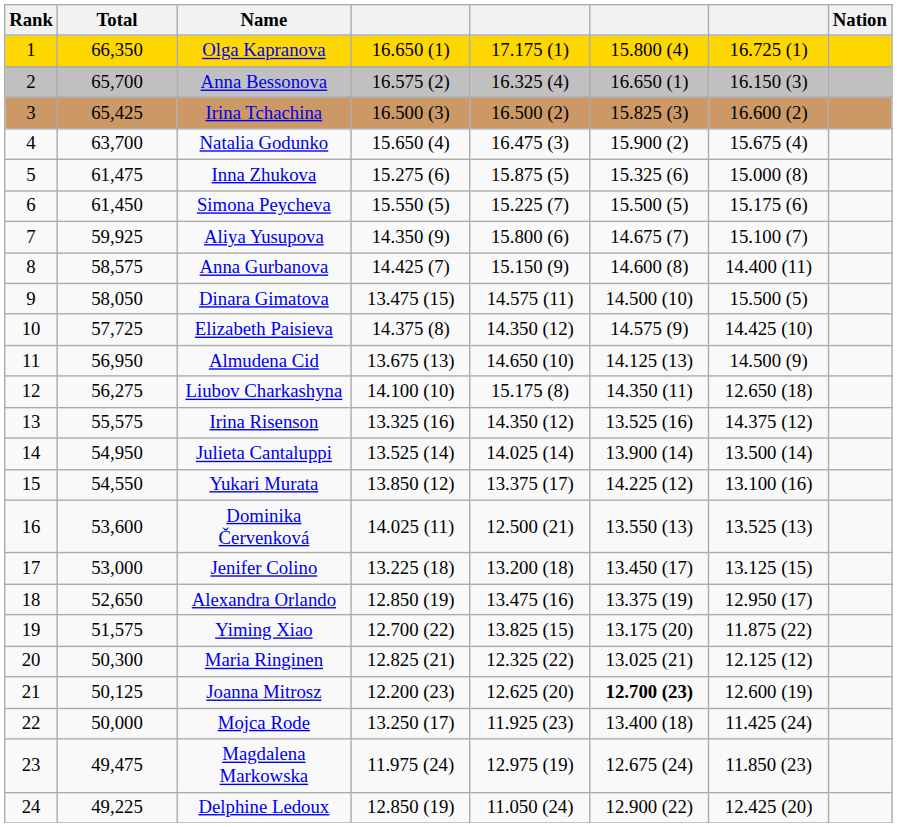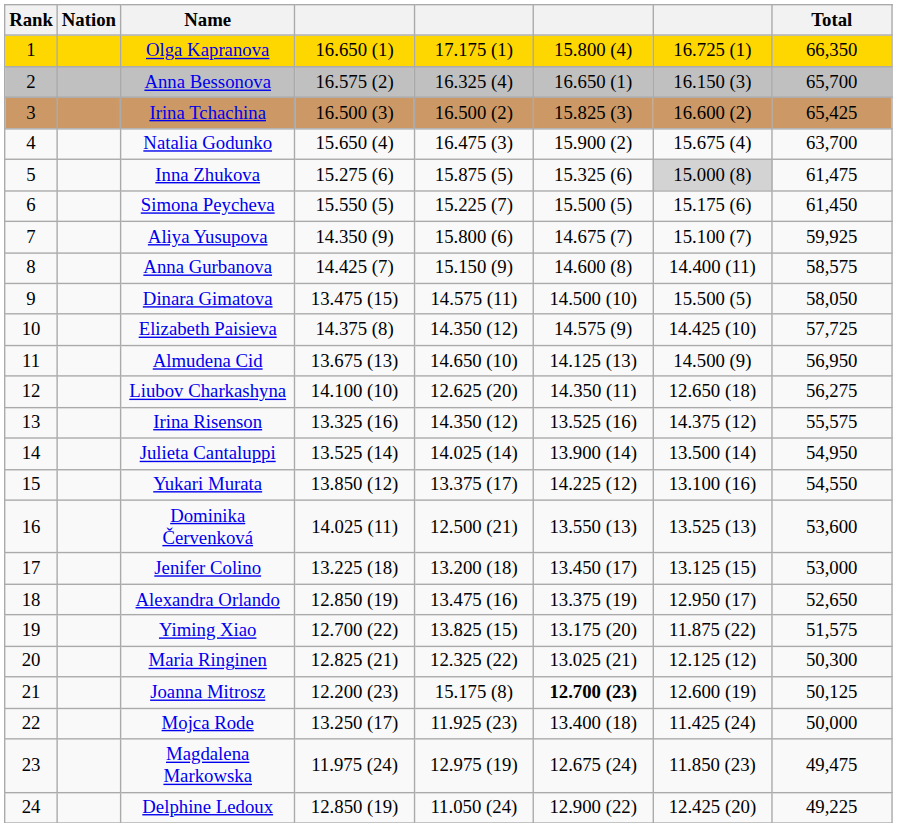columns swapped: (860, 19) <-> (117, 19)
(769, 174) no background -> (712, 174) lightgrey background
(530, 391) 15.175 (8) -> (474, 391) 12.625 (20)
(530, 691) 12.625 (20) -> (474, 691) 15.175 (8)
